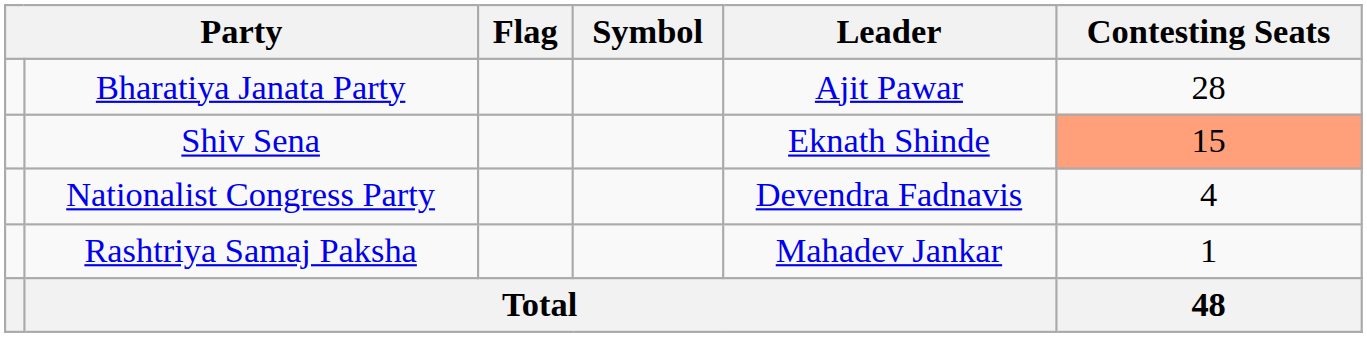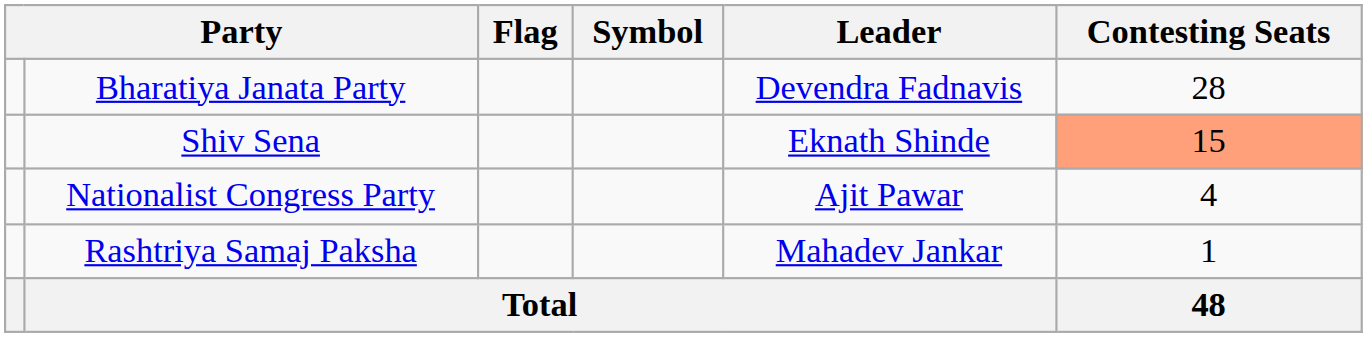(889, 86) Ajit Pawar -> (889, 86) Devendra Fadnavis
(889, 195) Devendra Fadnavis -> (889, 195) Ajit Pawar
